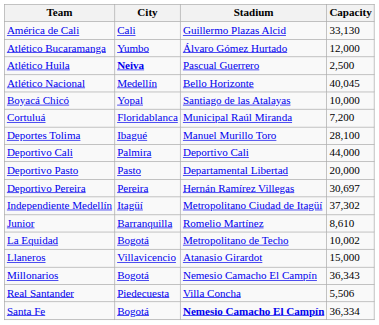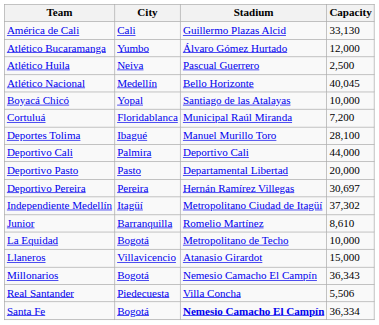(131, 65) bold -> (130, 65) normal
(345, 240) 10,002 -> (345, 240) 10,000
